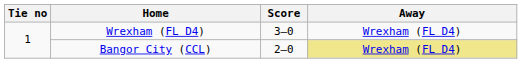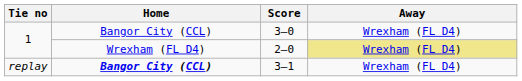(156, 31) Wrexham (FL D4) -> (156, 31) Bangor City (CCL)
(156, 49) Bangor City (CCL) -> (156, 49) Wrexham (FL D4)
+ row: (284, 67)
